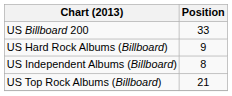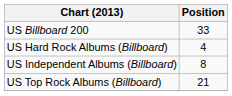(203, 47) 9 -> (203, 47) 4
